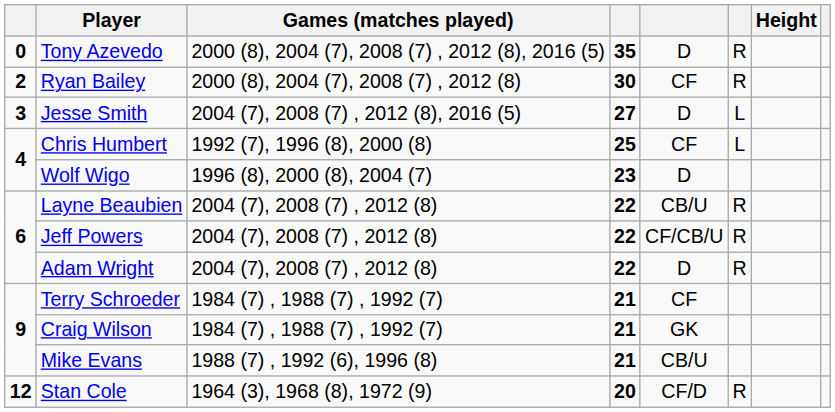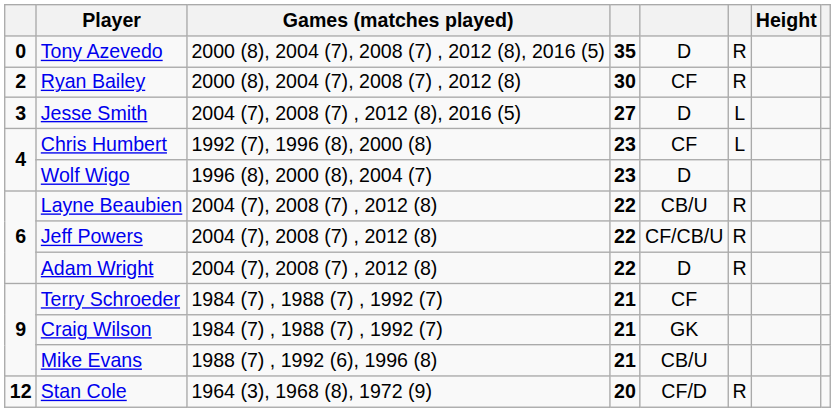(625, 144) 25 -> (625, 144) 23
